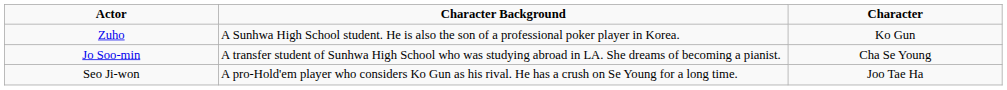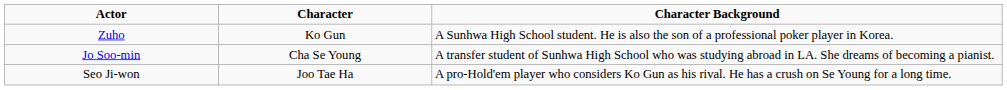columns swapped: (895, 14) <-> (503, 14)
